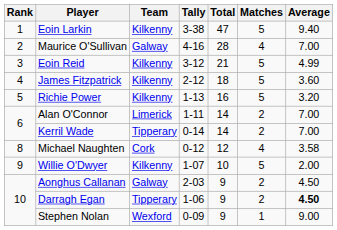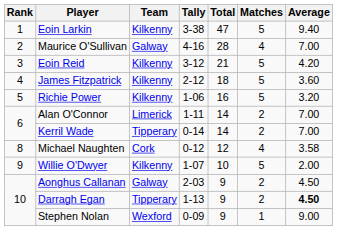(309, 64) 4.99 -> (309, 64) 4.20
(194, 98) 1-13 -> (194, 98) 1-06
(194, 200) 1-06 -> (194, 200) 1-13
